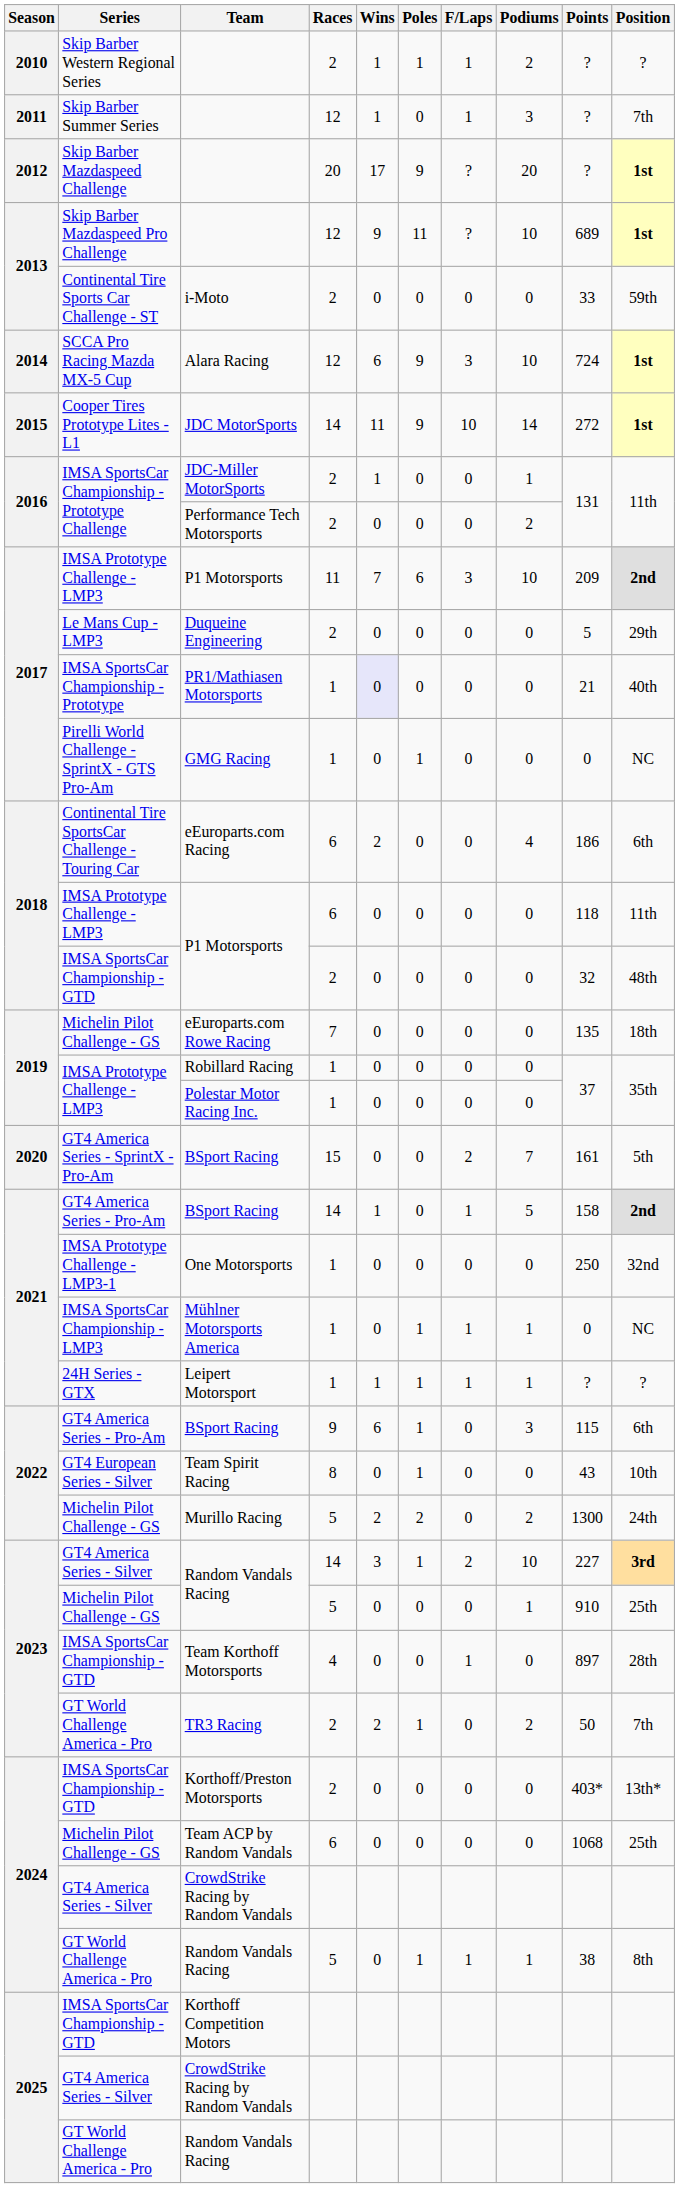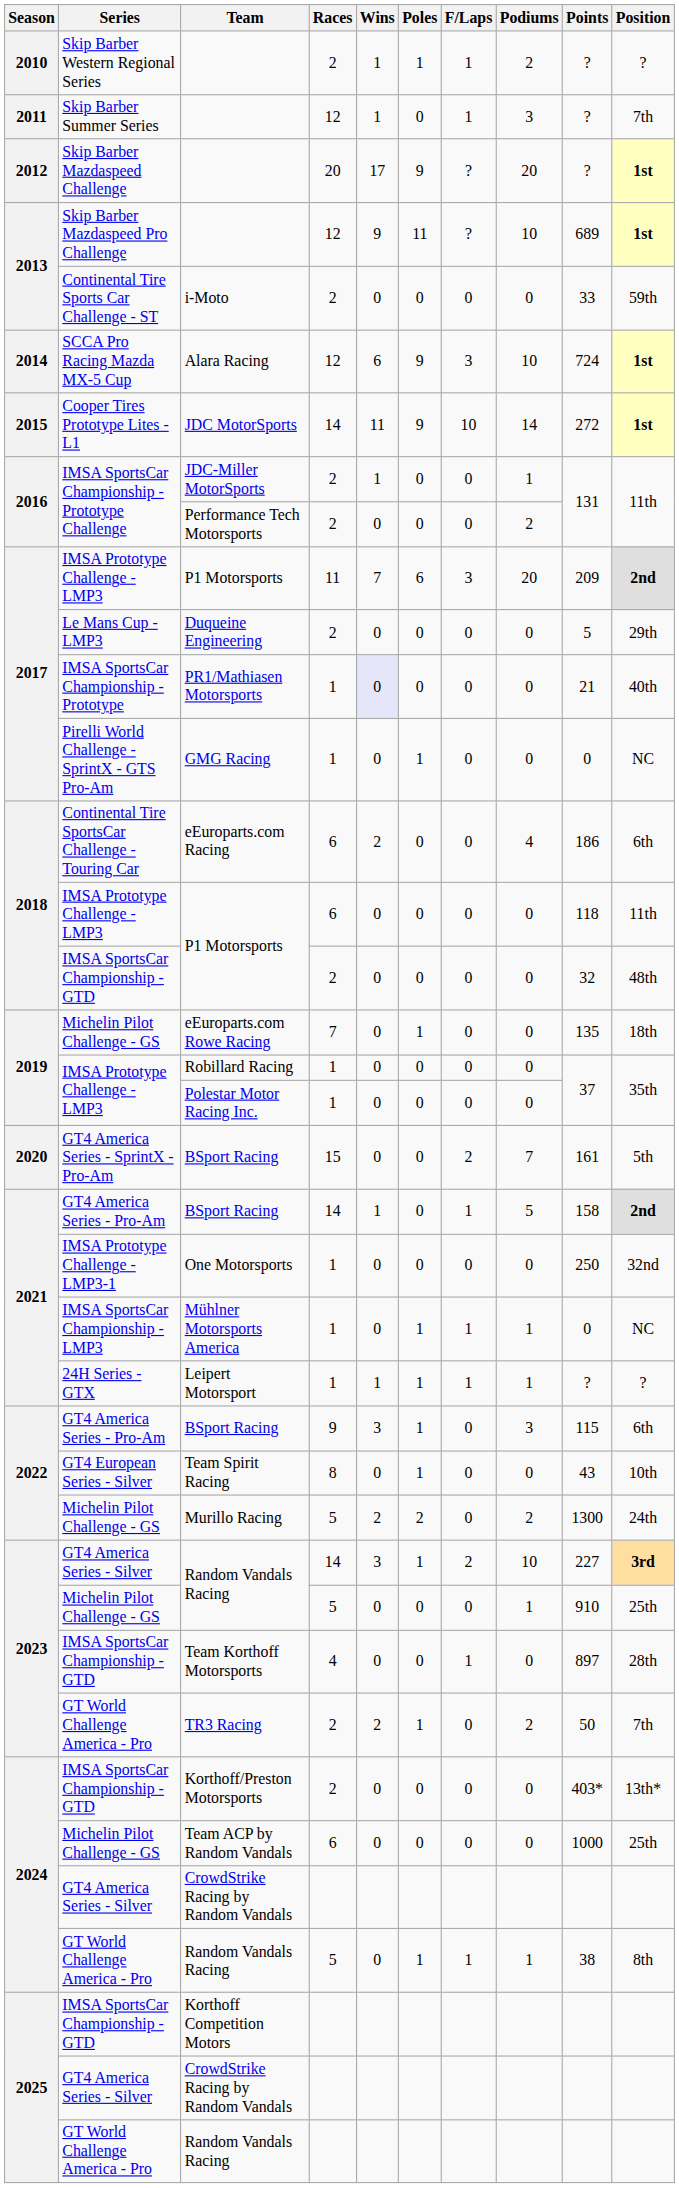(529, 578) 10 -> (529, 578) 20
(420, 1032) 0 -> (420, 1032) 1
(377, 1428) 6 -> (377, 1428) 3
(587, 1843) 1068 -> (587, 1843) 1000
